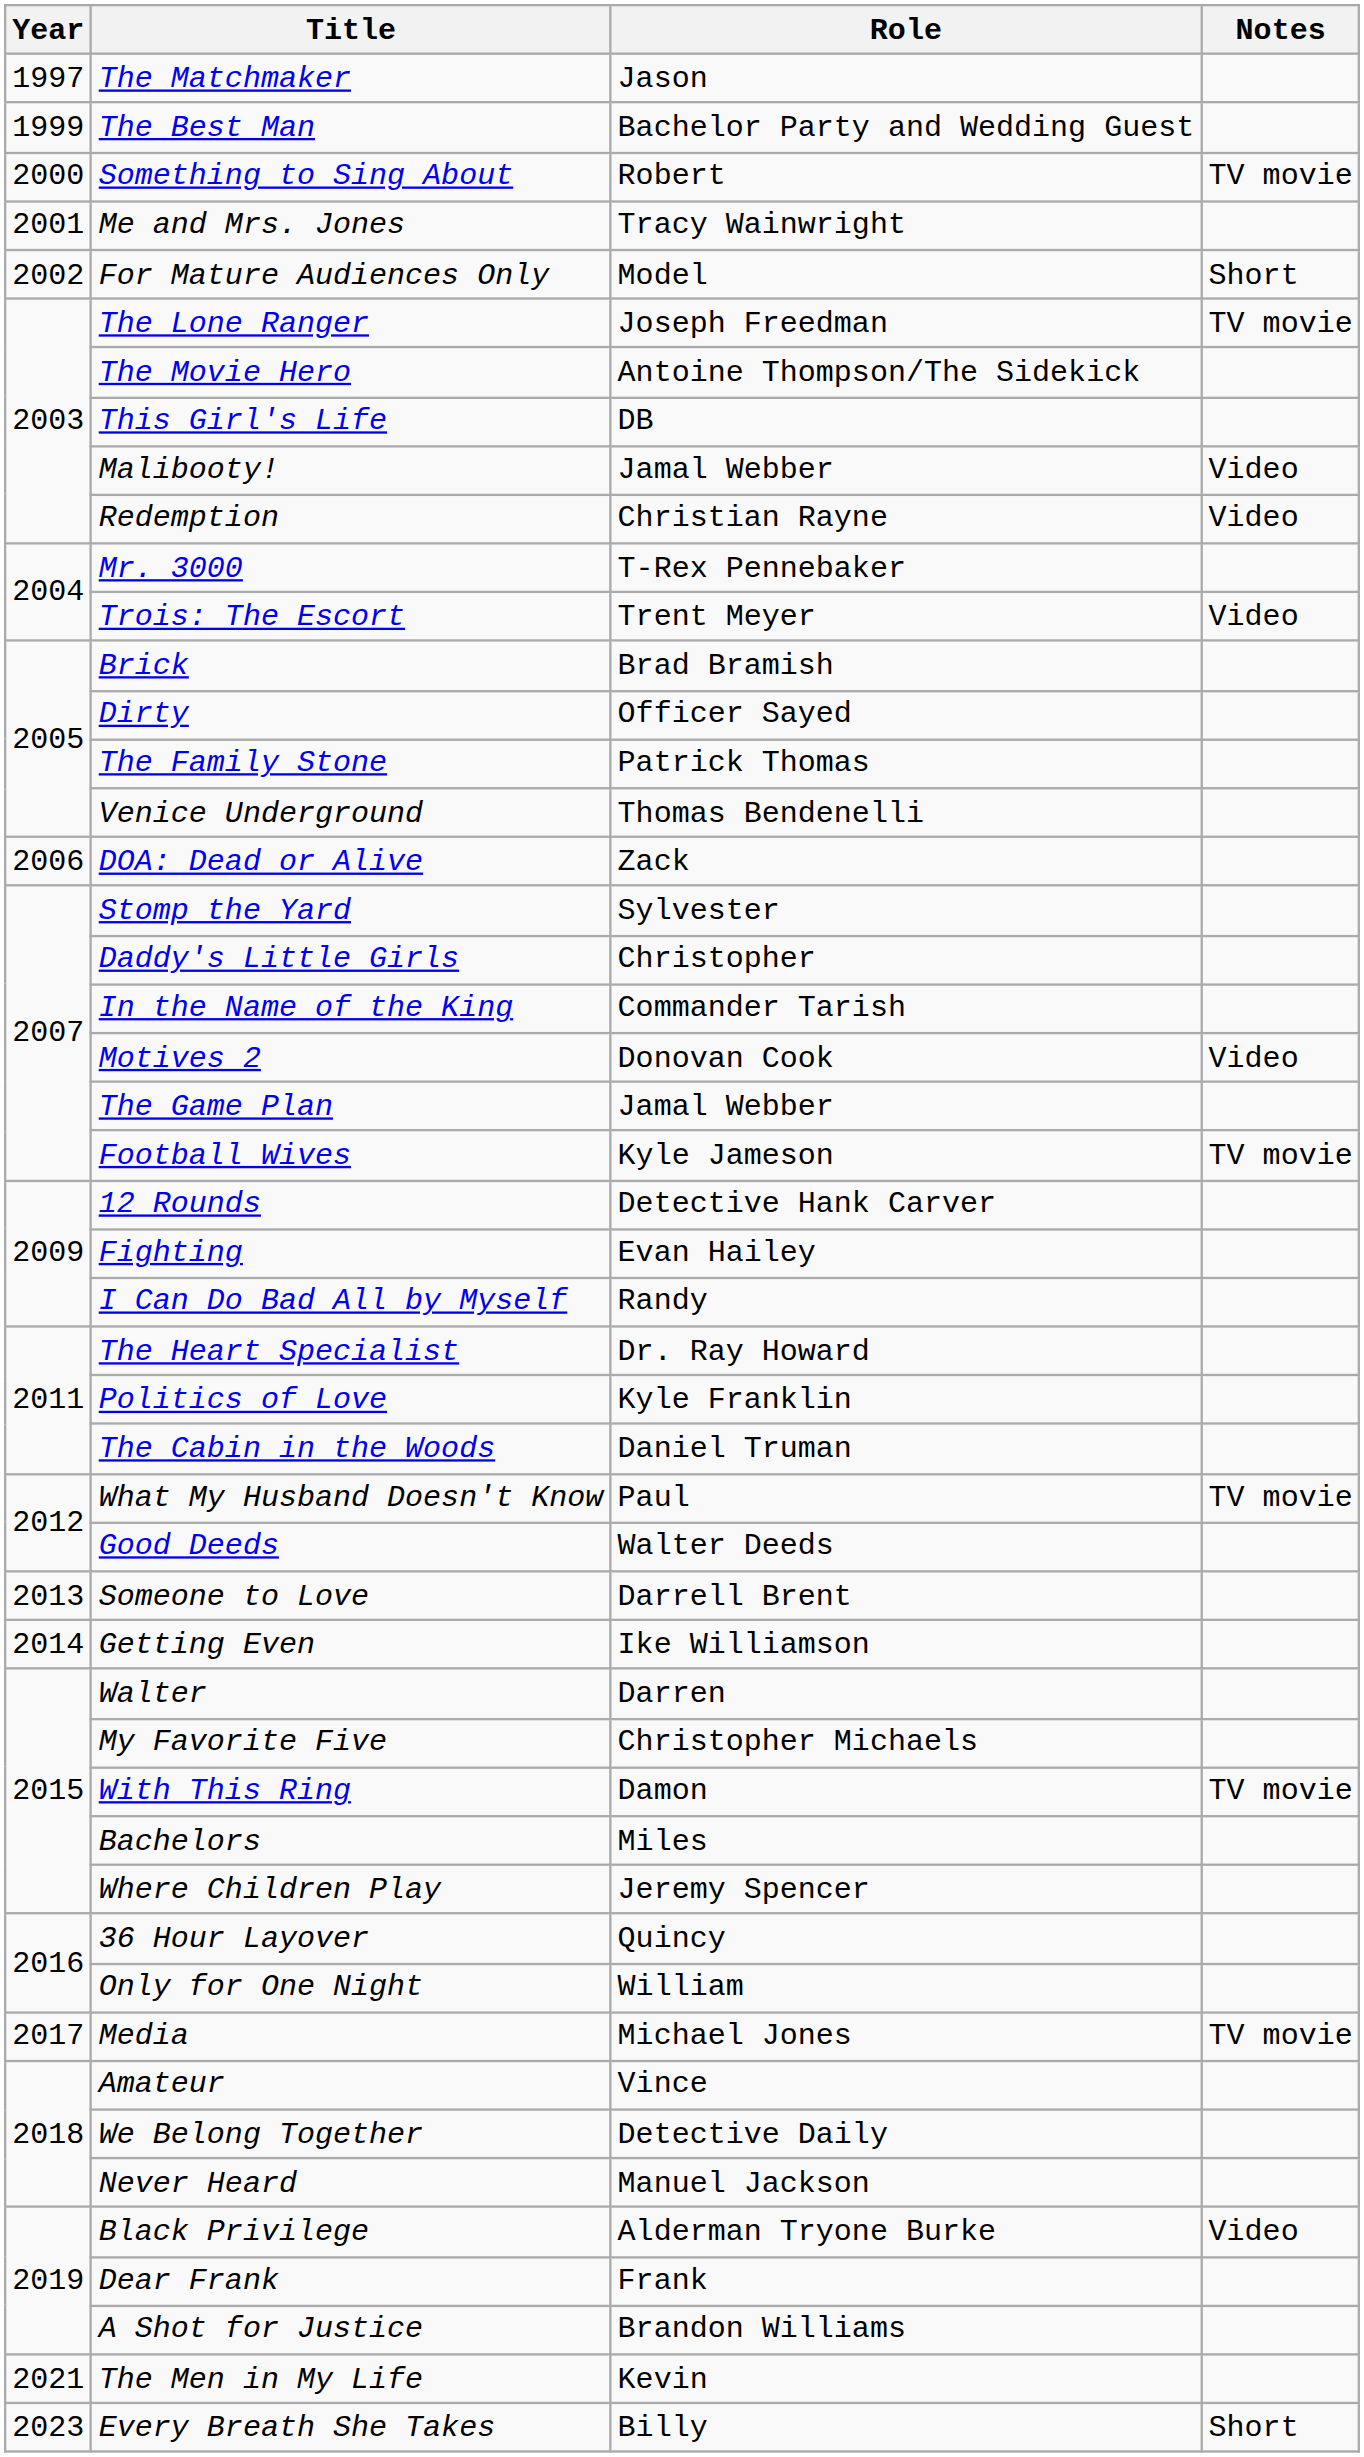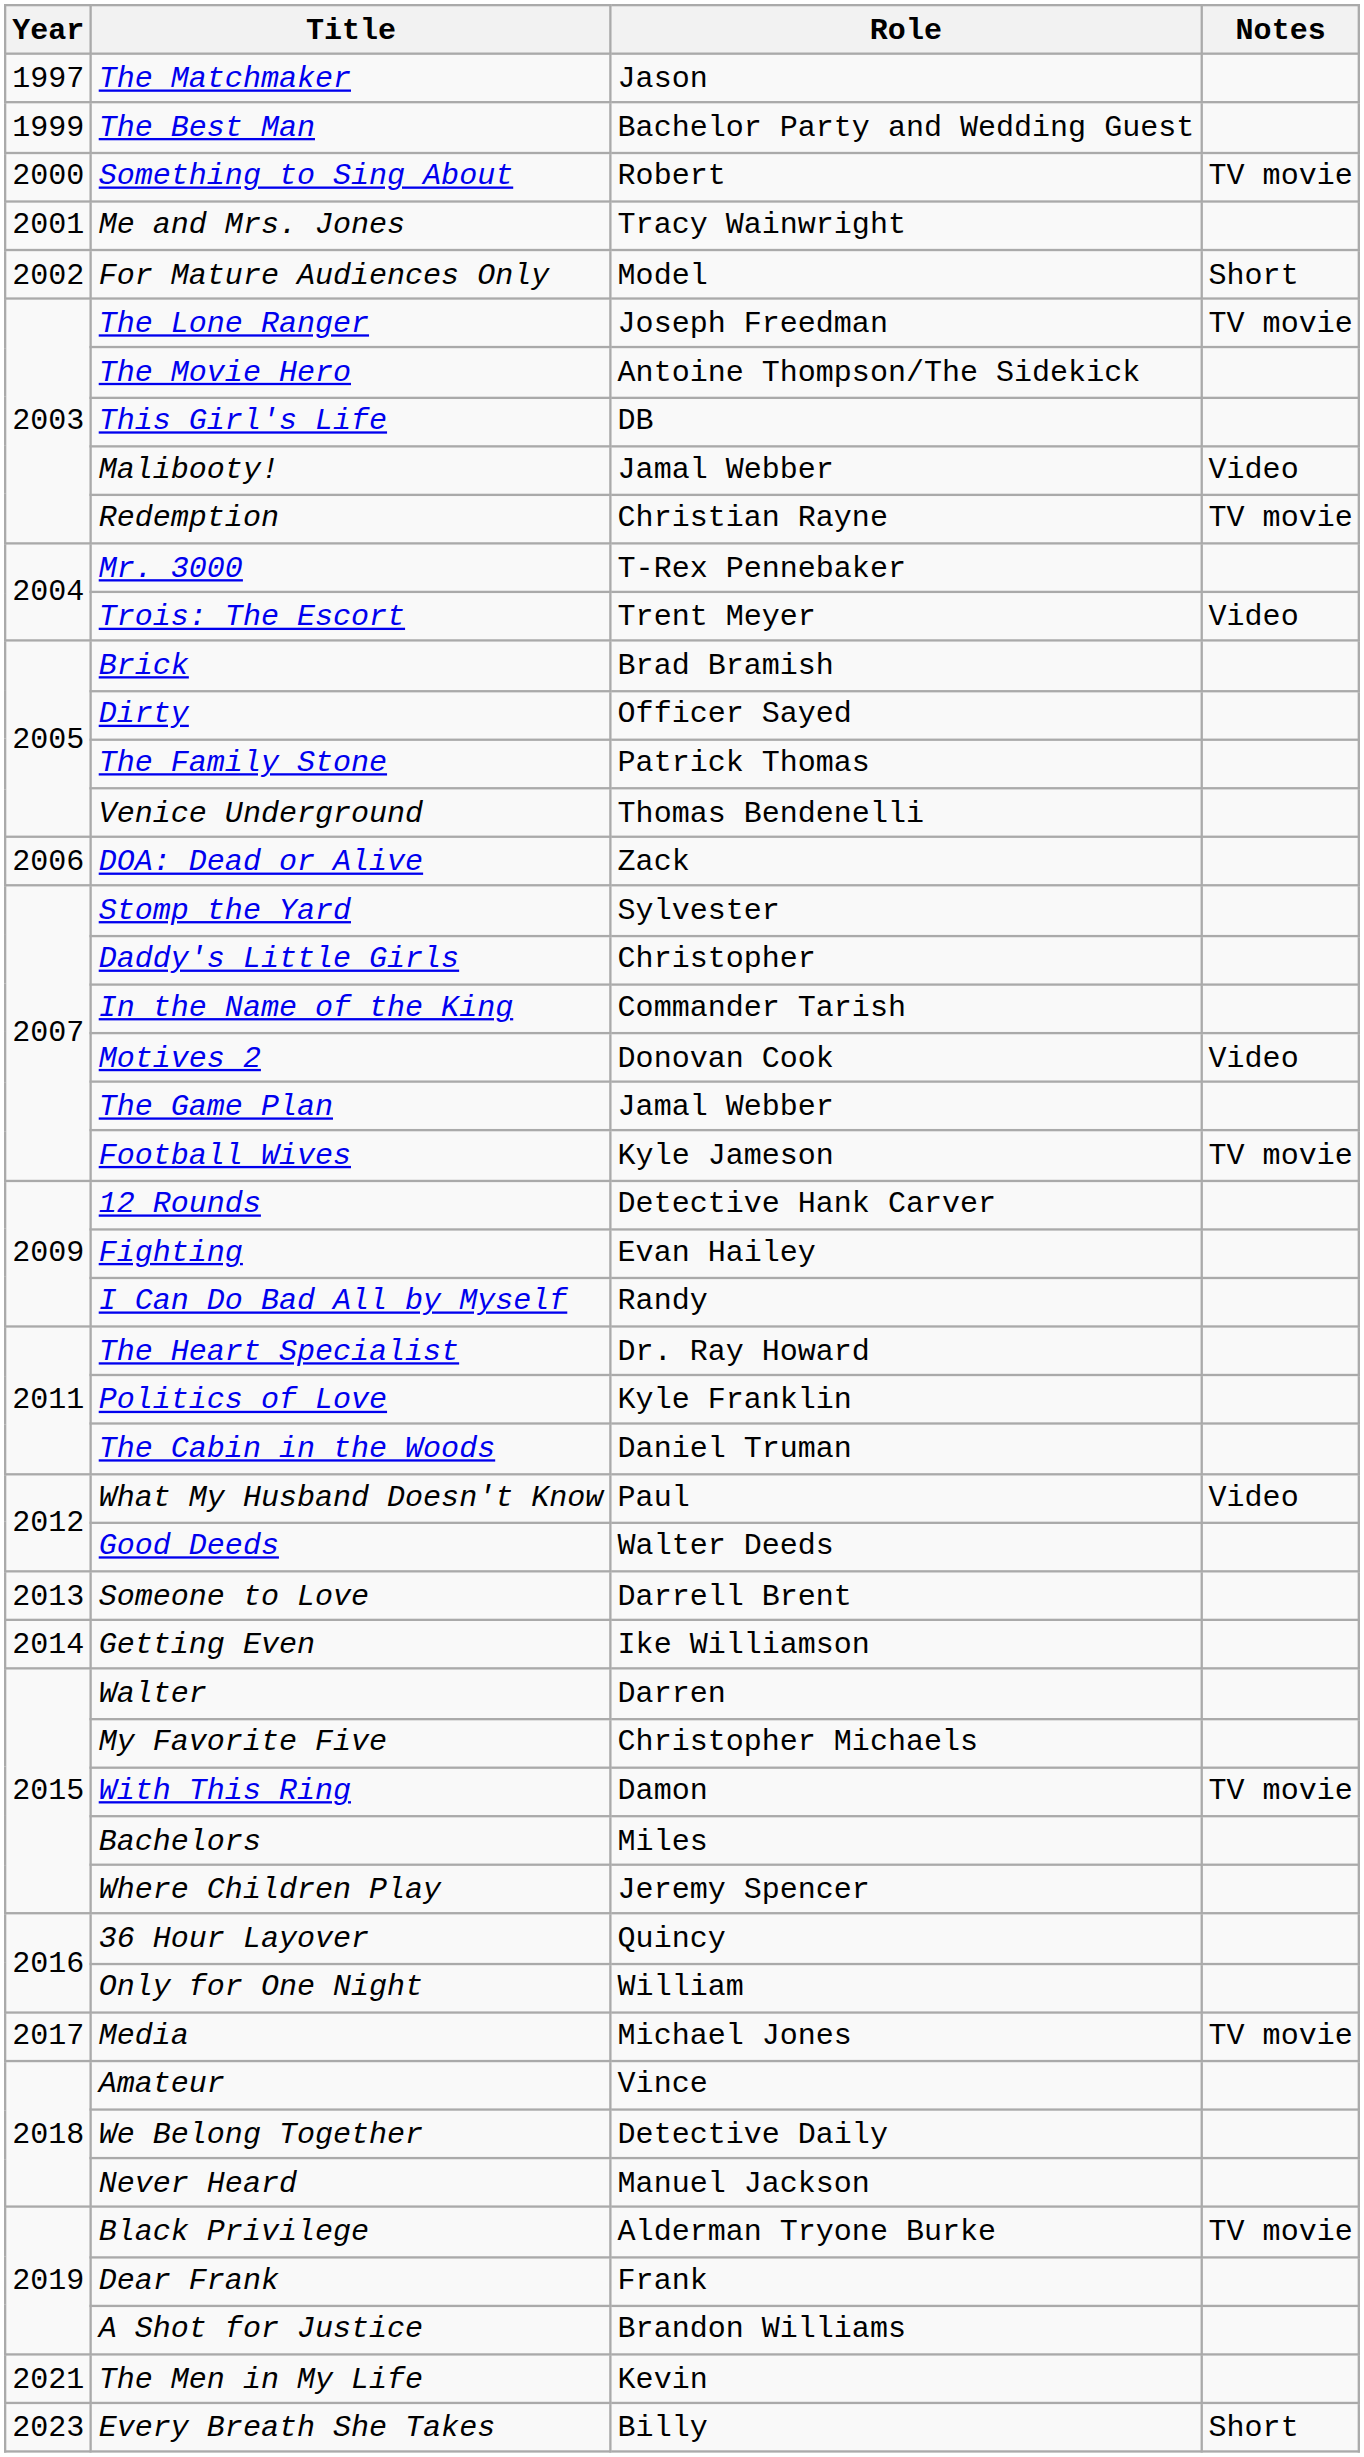(1254, 519) Video -> (1281, 519) TV movie
(1281, 1498) TV movie -> (1254, 1498) Video
(1254, 2232) Video -> (1281, 2232) TV movie
